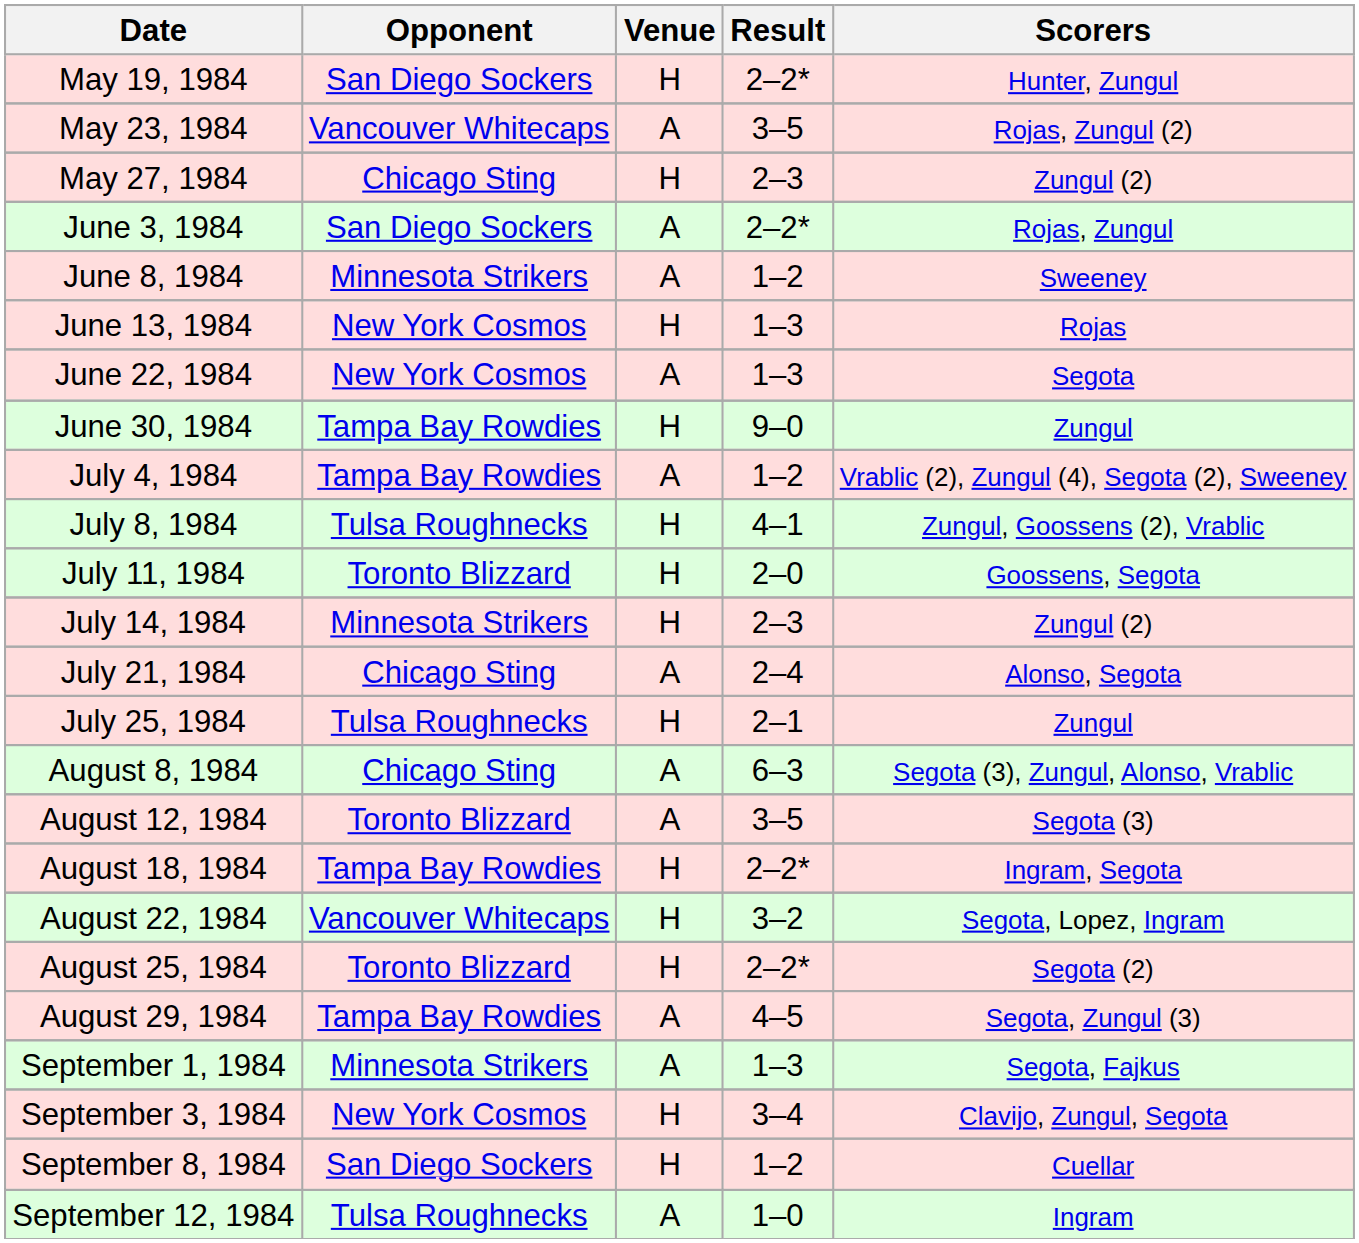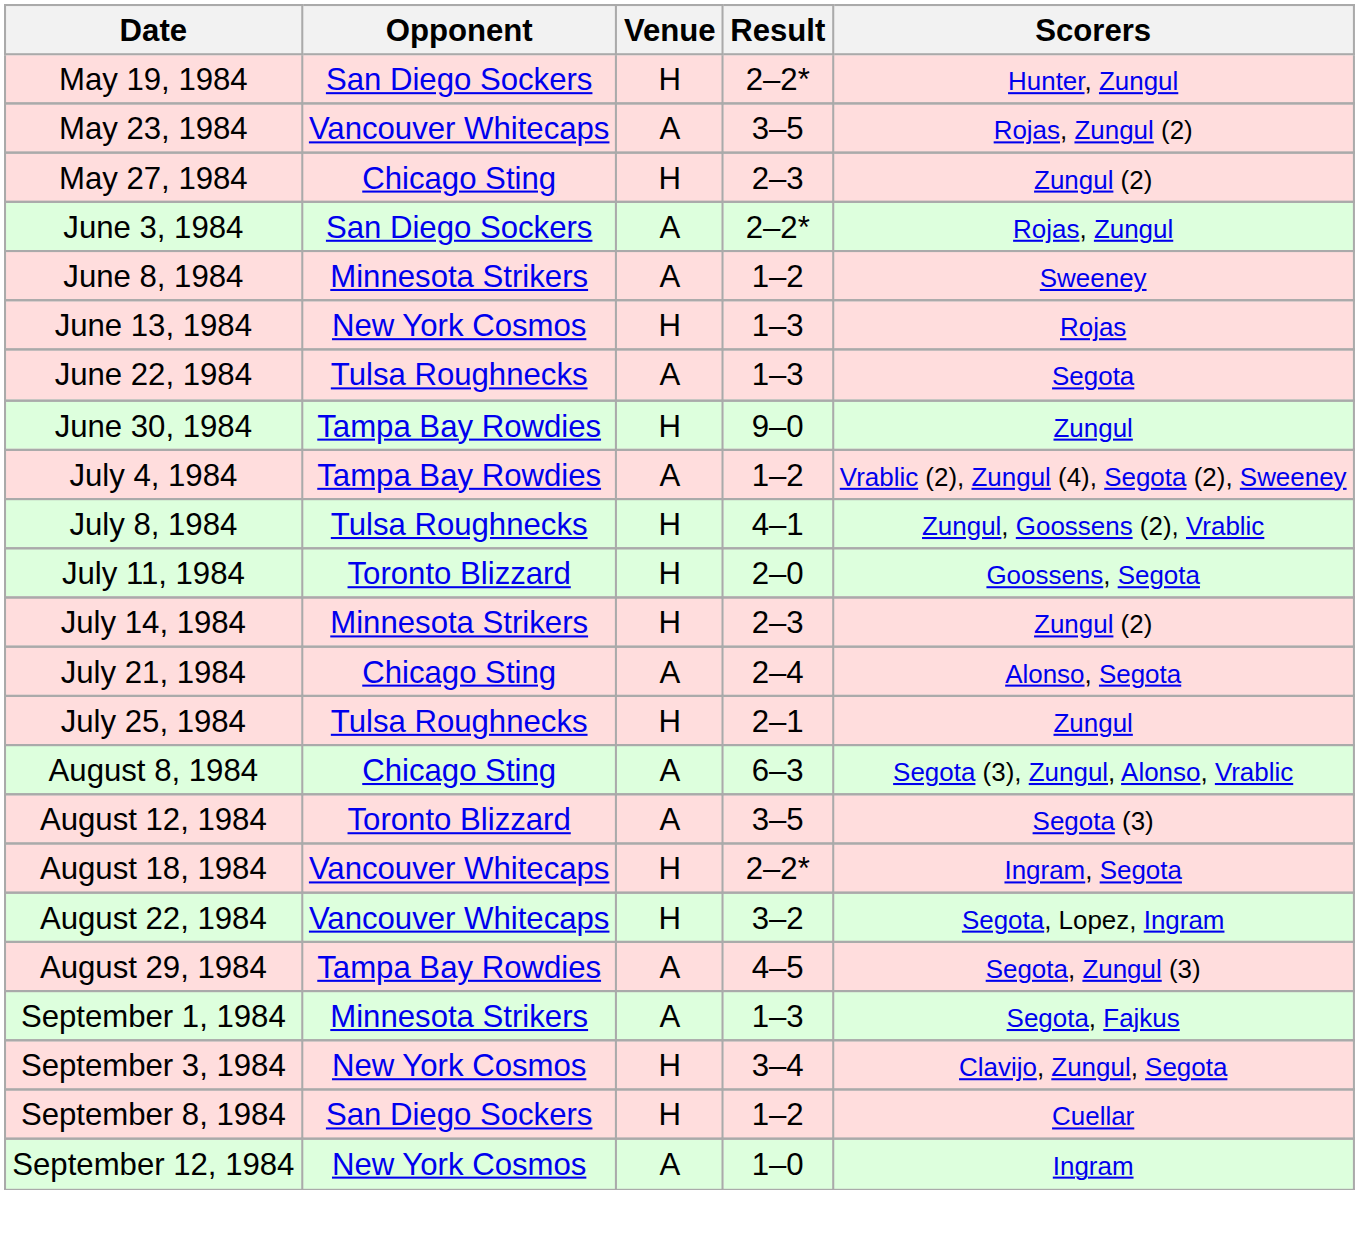(459, 375) New York Cosmos -> (459, 375) Tulsa Roughnecks
(459, 868) Tampa Bay Rowdies -> (459, 868) Vancouver Whitecaps
- row: (153, 967)
(459, 1214) Tulsa Roughnecks -> (459, 1164) New York Cosmos
